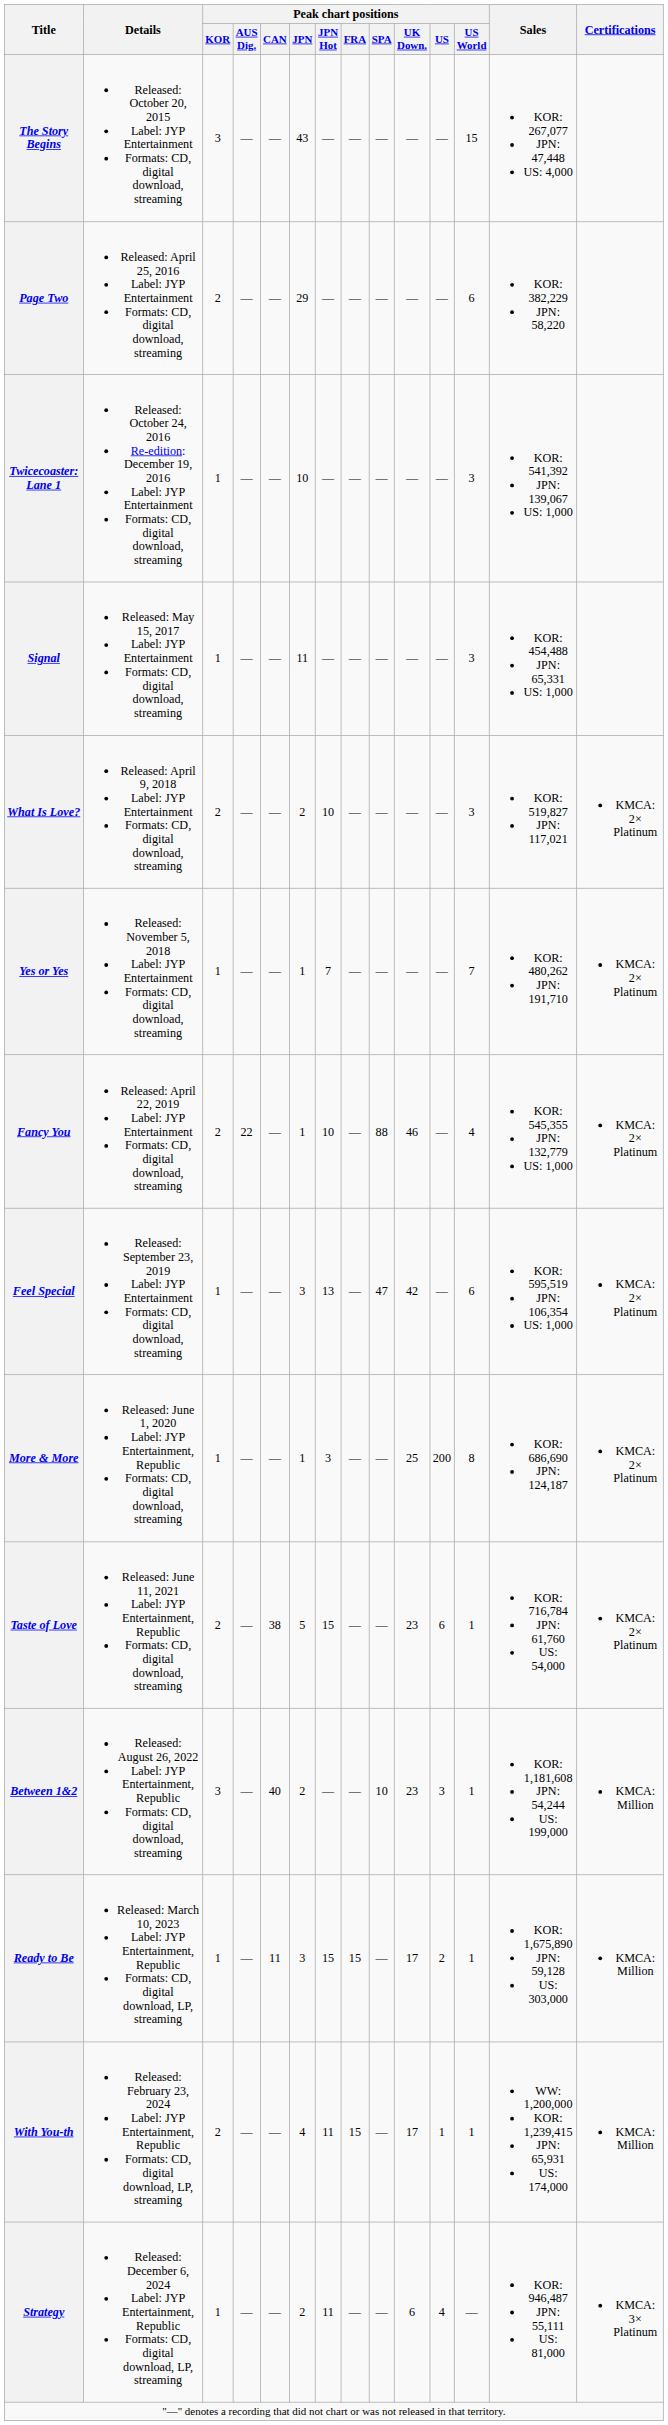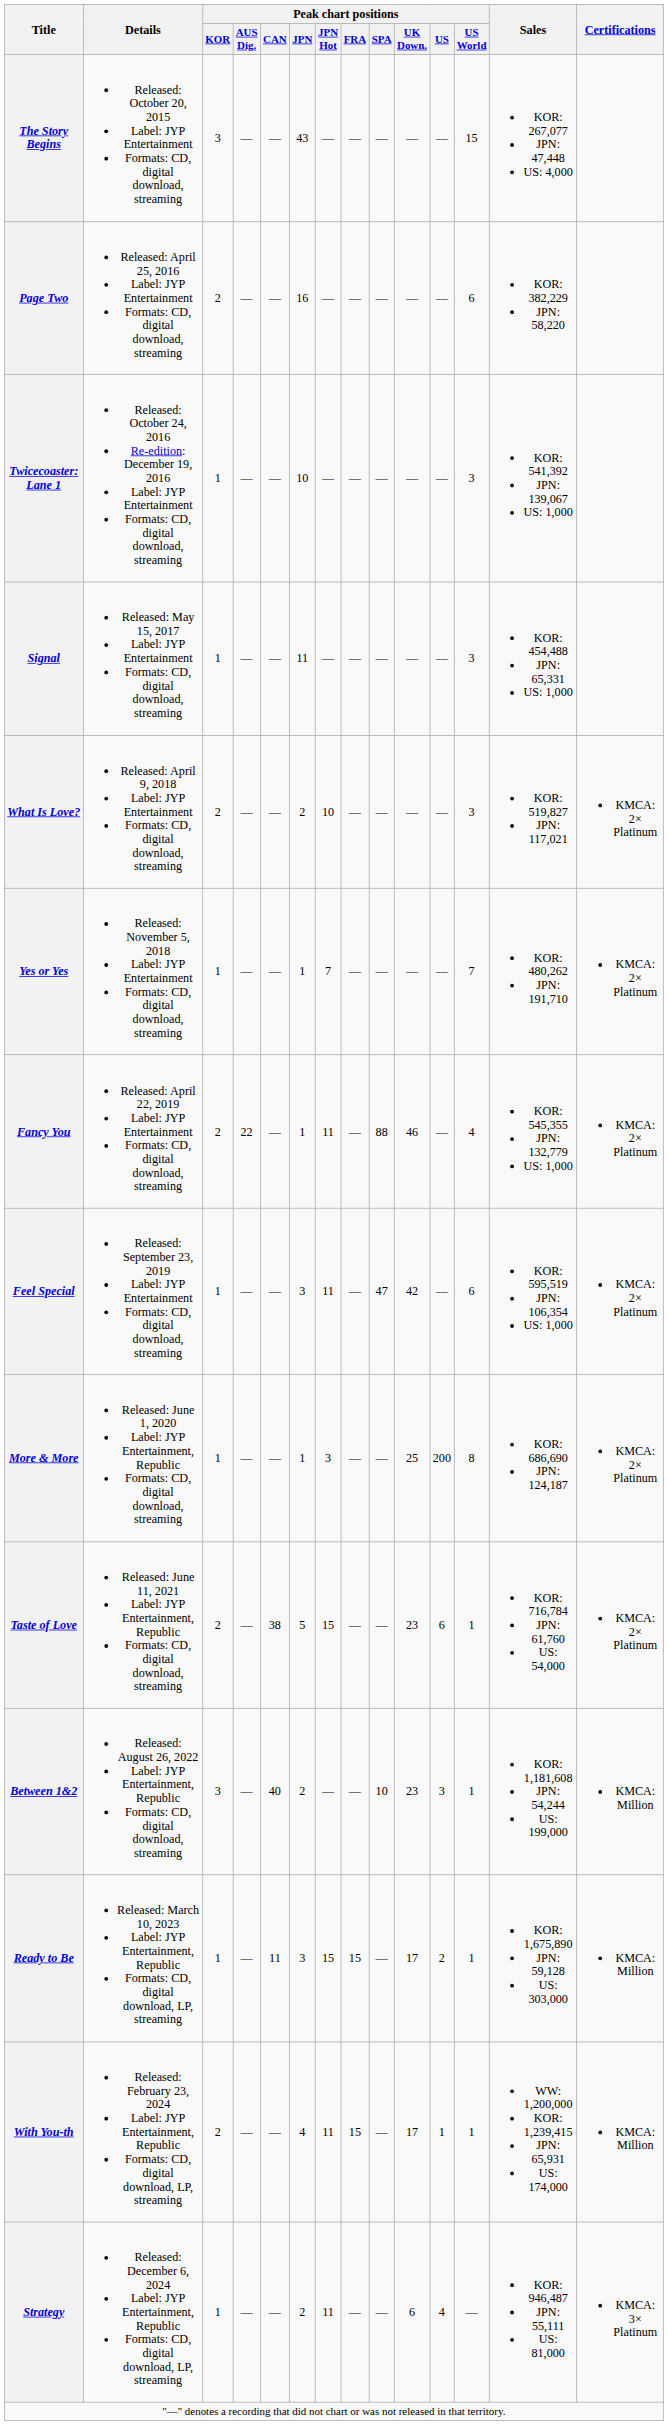(302, 298) 29 -> (302, 298) 16
(328, 1131) 10 -> (328, 1131) 11
(328, 1291) 13 -> (328, 1291) 11
